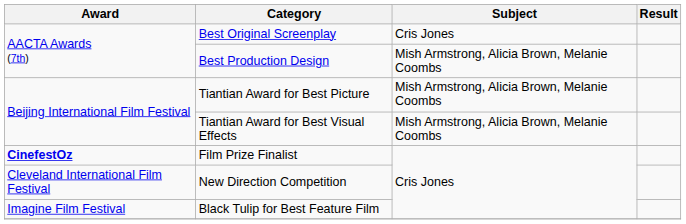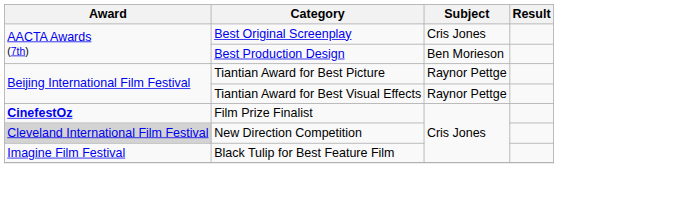(501, 61) Mish Armstrong, Alicia Brown, Melanie Coombs -> (465, 53) Ben Morieson
(501, 94) Mish Armstrong, Alicia Brown, Melanie Coombs -> (467, 73) Raynor Pettge
(501, 128) Mish Armstrong, Alicia Brown, Melanie Coombs -> (467, 93) Raynor Pettge
(85, 182) no background -> (108, 133) lightgrey background
